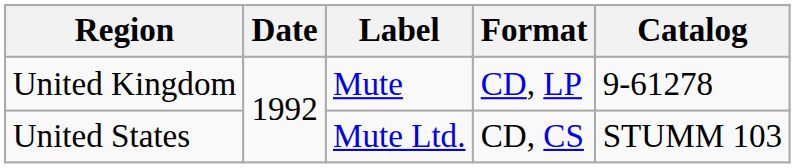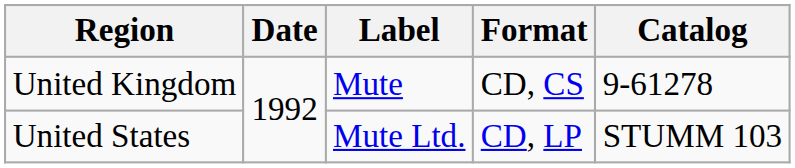(531, 83) CD, LP -> (532, 83) CD, CS
(532, 135) CD, CS -> (531, 135) CD, LP
